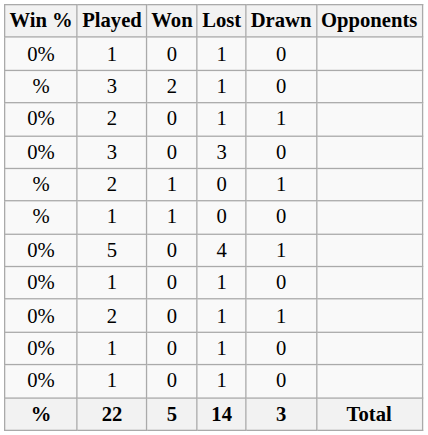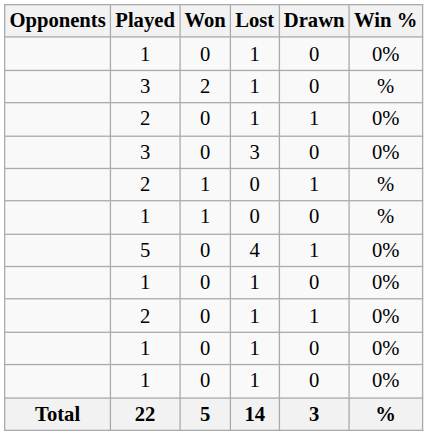columns swapped: (369, 20) <-> (41, 20)
